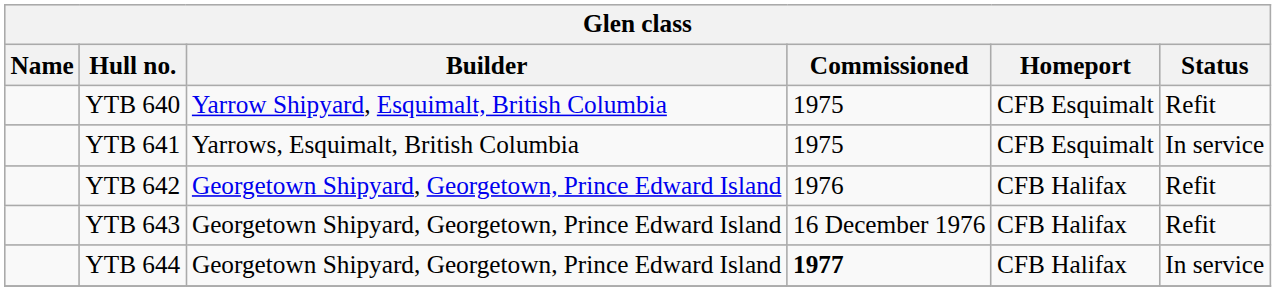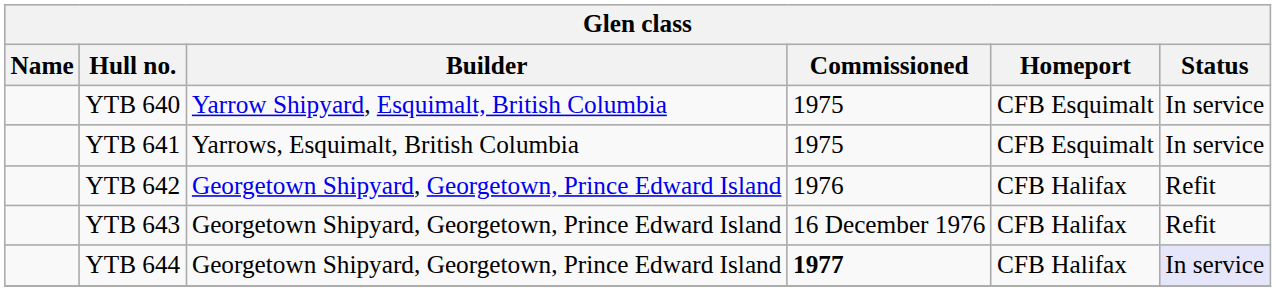(1191, 104) Refit -> (1215, 104) In service
(1215, 265) no background -> (1215, 265) lavender background
